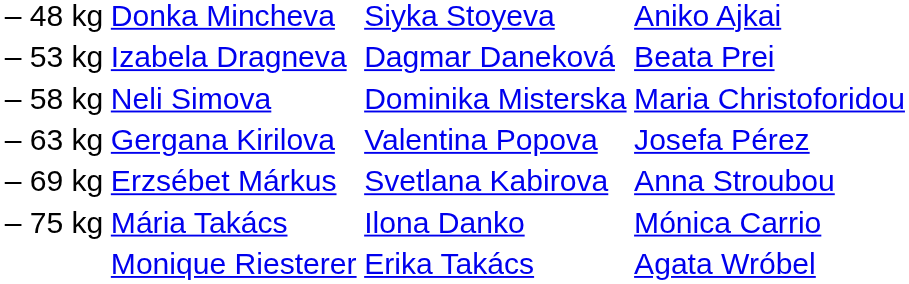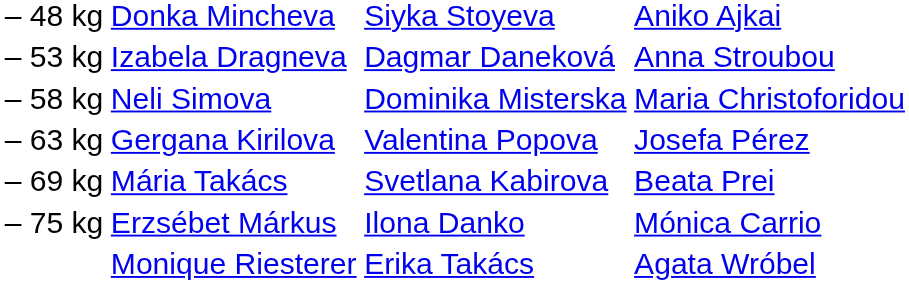(704, 57) Beata Prei -> (734, 57) Anna Stroubou
(224, 181) Erzsébet Márkus -> (199, 181) Mária Takács
(734, 181) Anna Stroubou -> (704, 181) Beata Prei
(199, 222) Mária Takács -> (224, 222) Erzsébet Márkus
